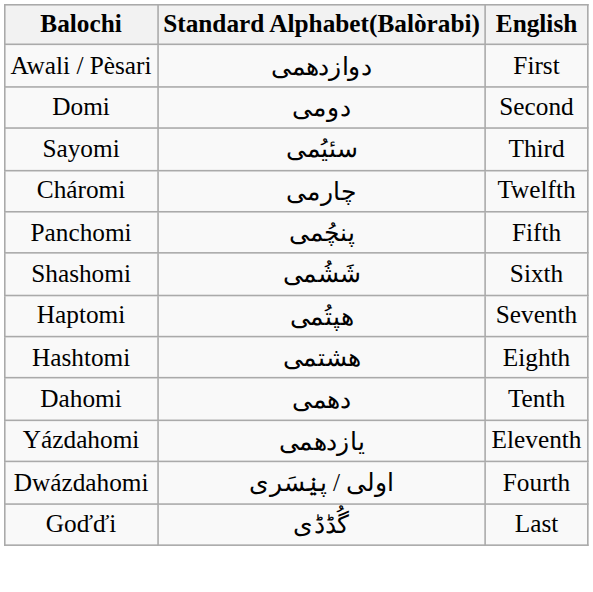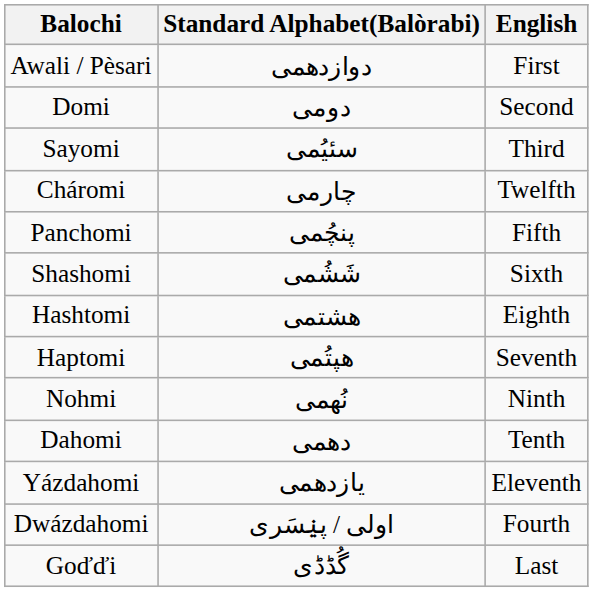rows swapped: (81, 315) <-> (81, 357)
+ row: (81, 398)
